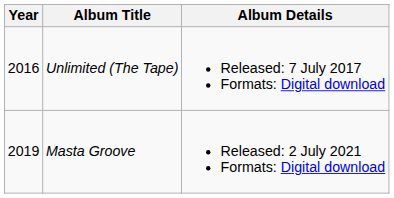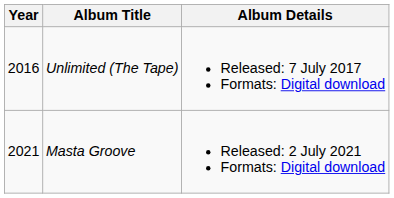(24, 151) 2019 -> (24, 151) 2021
